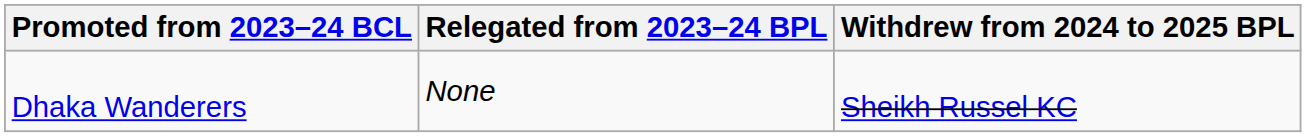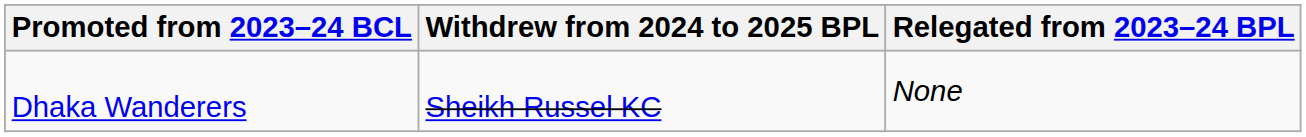columns swapped: (626, 27) <-> (1068, 27)
